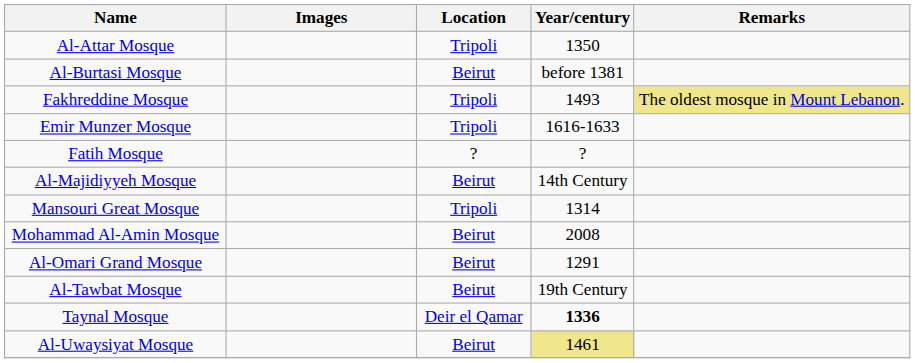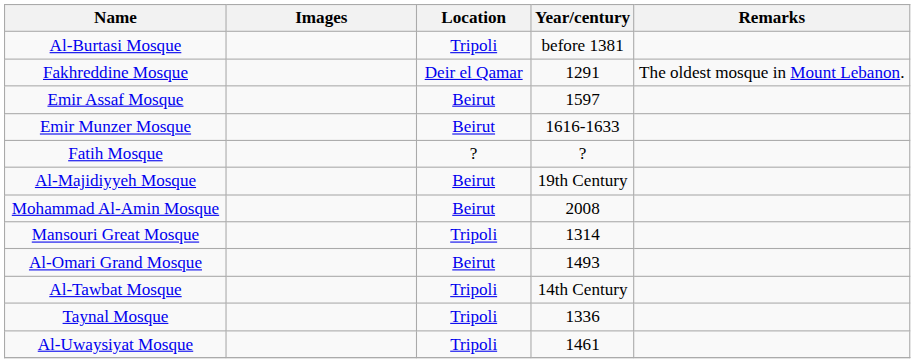- row: (115, 45)
(474, 72) Beirut -> (474, 45) Tripoli
(474, 99) Tripoli -> (474, 72) Deir el Qamar
(583, 99) 1493 -> (583, 72) 1291
(772, 99) khaki background -> (772, 72) no background
+ row: (115, 99)
(474, 126) Tripoli -> (474, 126) Beirut
(583, 180) 14th Century -> (583, 180) 19th Century
rows swapped: (115, 208) <-> (115, 235)
(583, 262) 1291 -> (583, 262) 1493
(474, 289) Beirut -> (474, 289) Tripoli
(583, 289) 19th Century -> (583, 289) 14th Century
(474, 316) Deir el Qamar -> (474, 316) Tripoli
(583, 316) bold -> (583, 316) normal
(474, 343) Beirut -> (474, 343) Tripoli
(583, 343) khaki background -> (583, 343) no background
